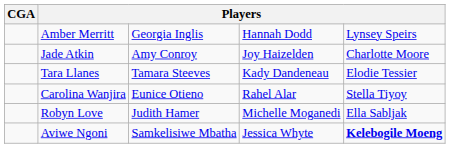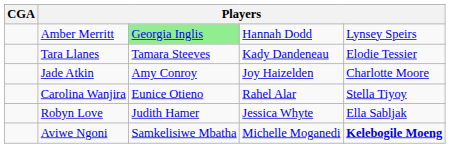(167, 34) no background -> (167, 34) lightgreen background
rows swapped: (70, 73) <-> (67, 53)
(291, 113) Michelle Moganedi -> (278, 113) Jessica Whyte
(278, 133) Jessica Whyte -> (291, 133) Michelle Moganedi
